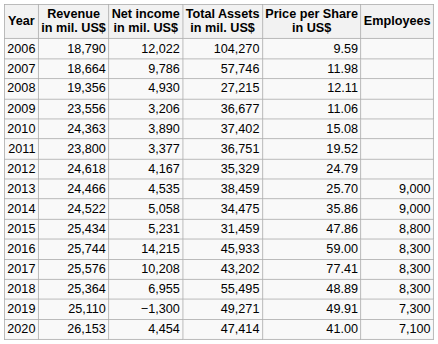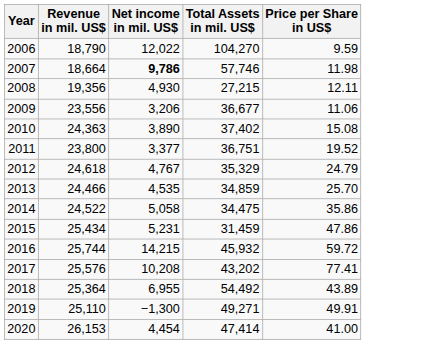- column: (397, 21)
(164, 68) normal -> (164, 68) bold
(164, 169) 4,167 -> (164, 169) 4,767
(240, 189) 38,459 -> (240, 189) 34,859
(240, 249) 45,933 -> (240, 249) 45,932
(342, 249) 59.00 -> (342, 249) 59.72
(240, 289) 55,495 -> (240, 289) 54,492
(342, 289) 48.89 -> (342, 289) 43.89
